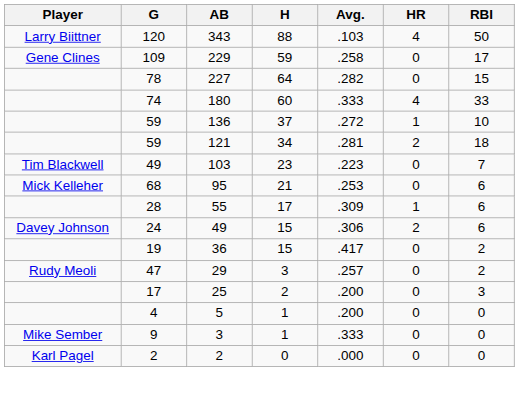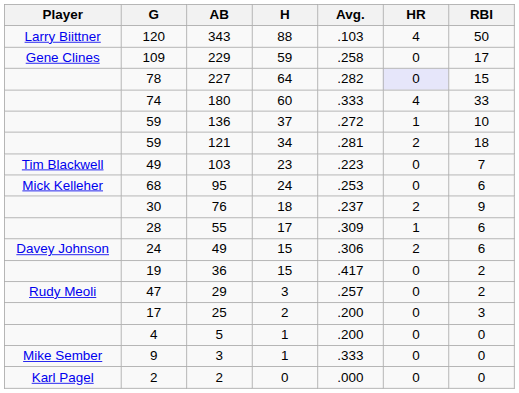(416, 79) no background -> (416, 79) lavender background
(285, 185) 21 -> (285, 185) 24
+ row: (219, 206)
